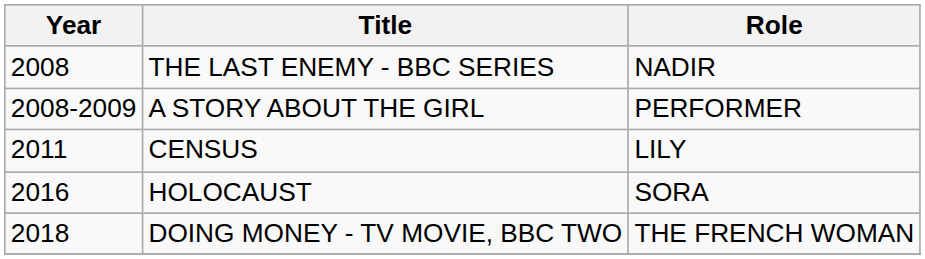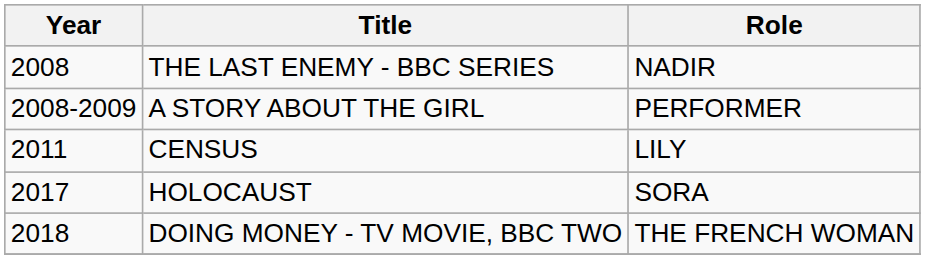(40, 191) 2016 -> (40, 191) 2017
